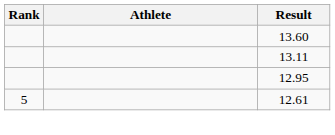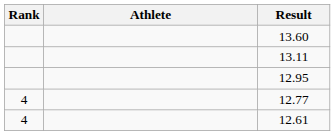+ row: (294, 99)
(24, 99) 5 -> (24, 120) 4
